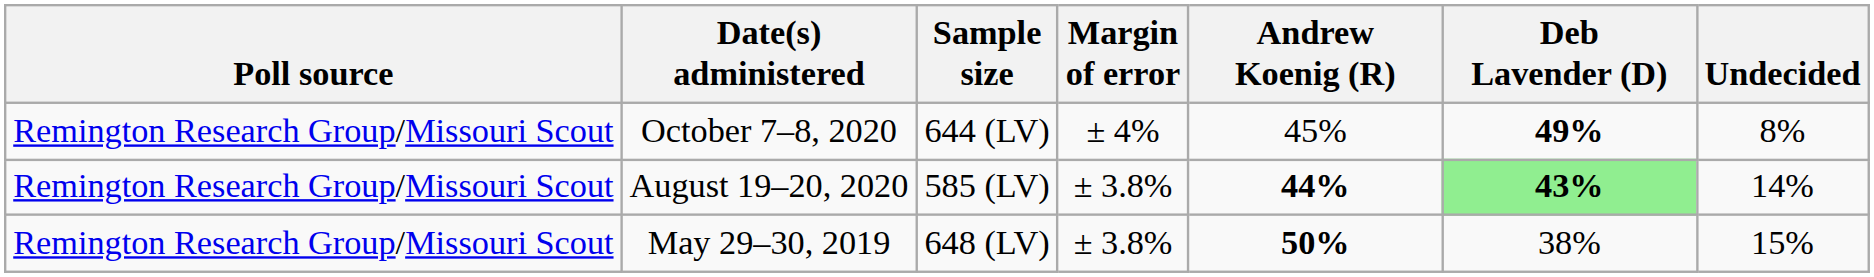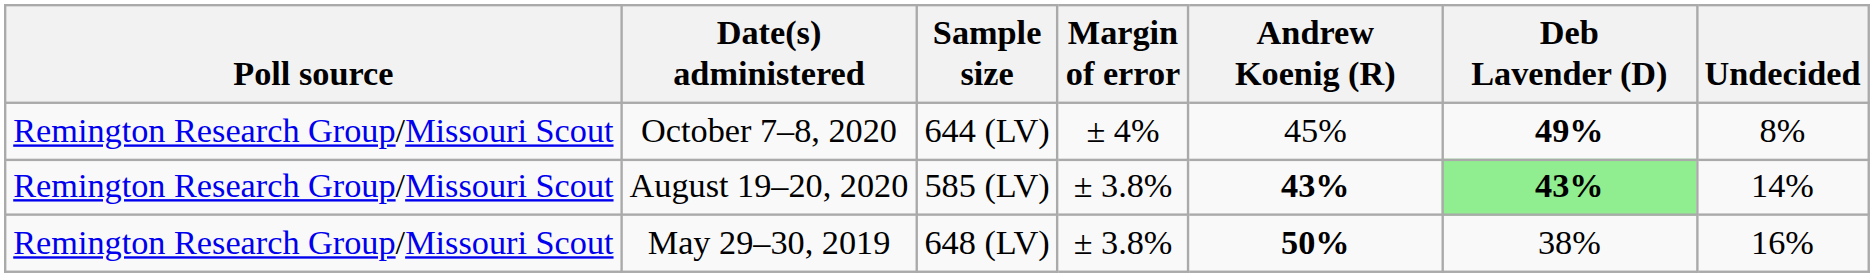(1315, 186) 44% -> (1315, 186) 43%
(1782, 243) 15% -> (1782, 243) 16%
